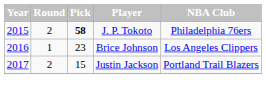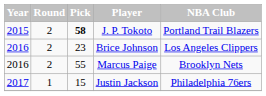(211, 30) Philadelphia 76ers -> (211, 30) Portland Trail Blazers
(49, 47) 1 -> (49, 47) 2
+ row: (127, 64)
(49, 64) 2 -> (49, 82) 1
(211, 64) Portland Trail Blazers -> (211, 82) Philadelphia 76ers
